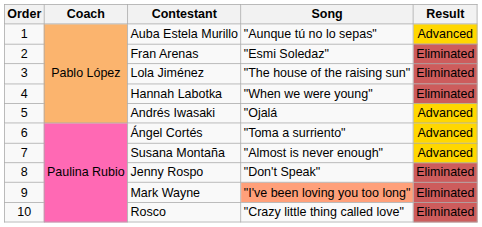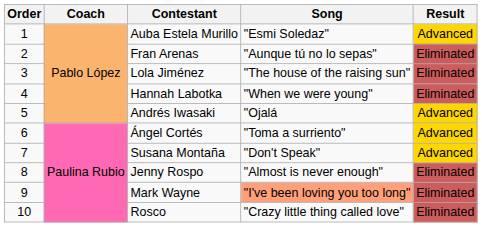(310, 34) "Aunque tú no lo sepas" -> (286, 34) "Esmi Soledaz"
(286, 53) "Esmi Soledaz" -> (310, 53) "Aunque tú no lo sepas"
(313, 152) "Almost is never enough" -> (282, 152) "Don't Speak"
(282, 172) "Don't Speak" -> (313, 172) "Almost is never enough"
